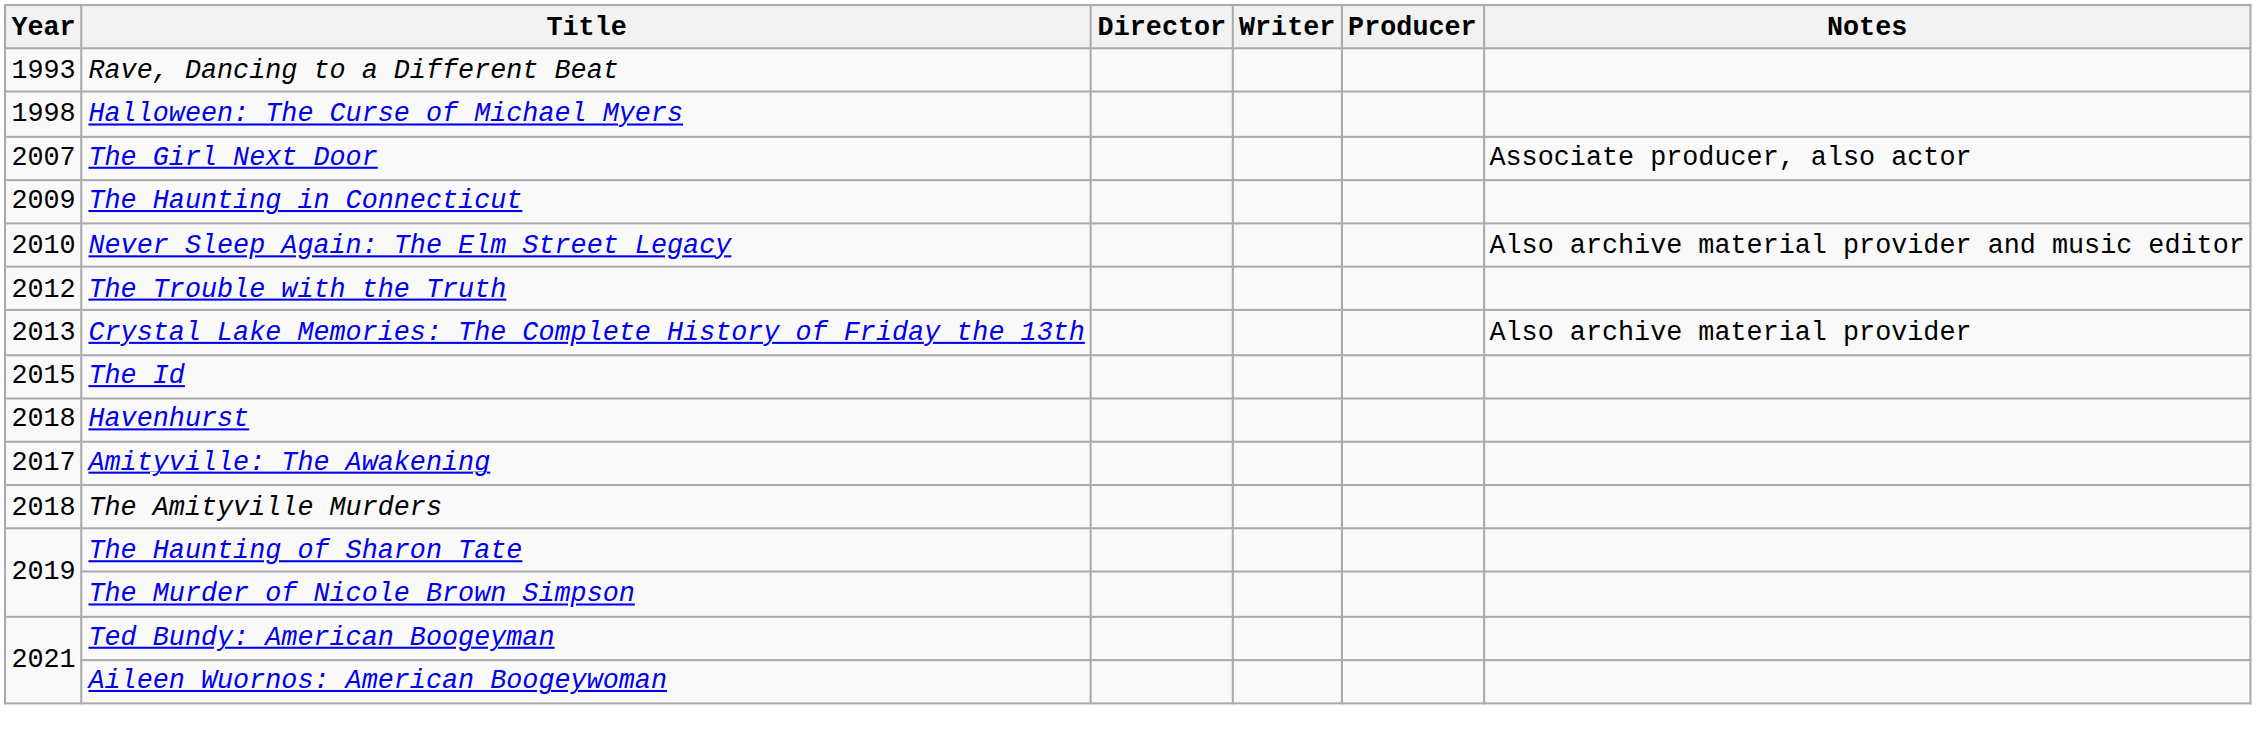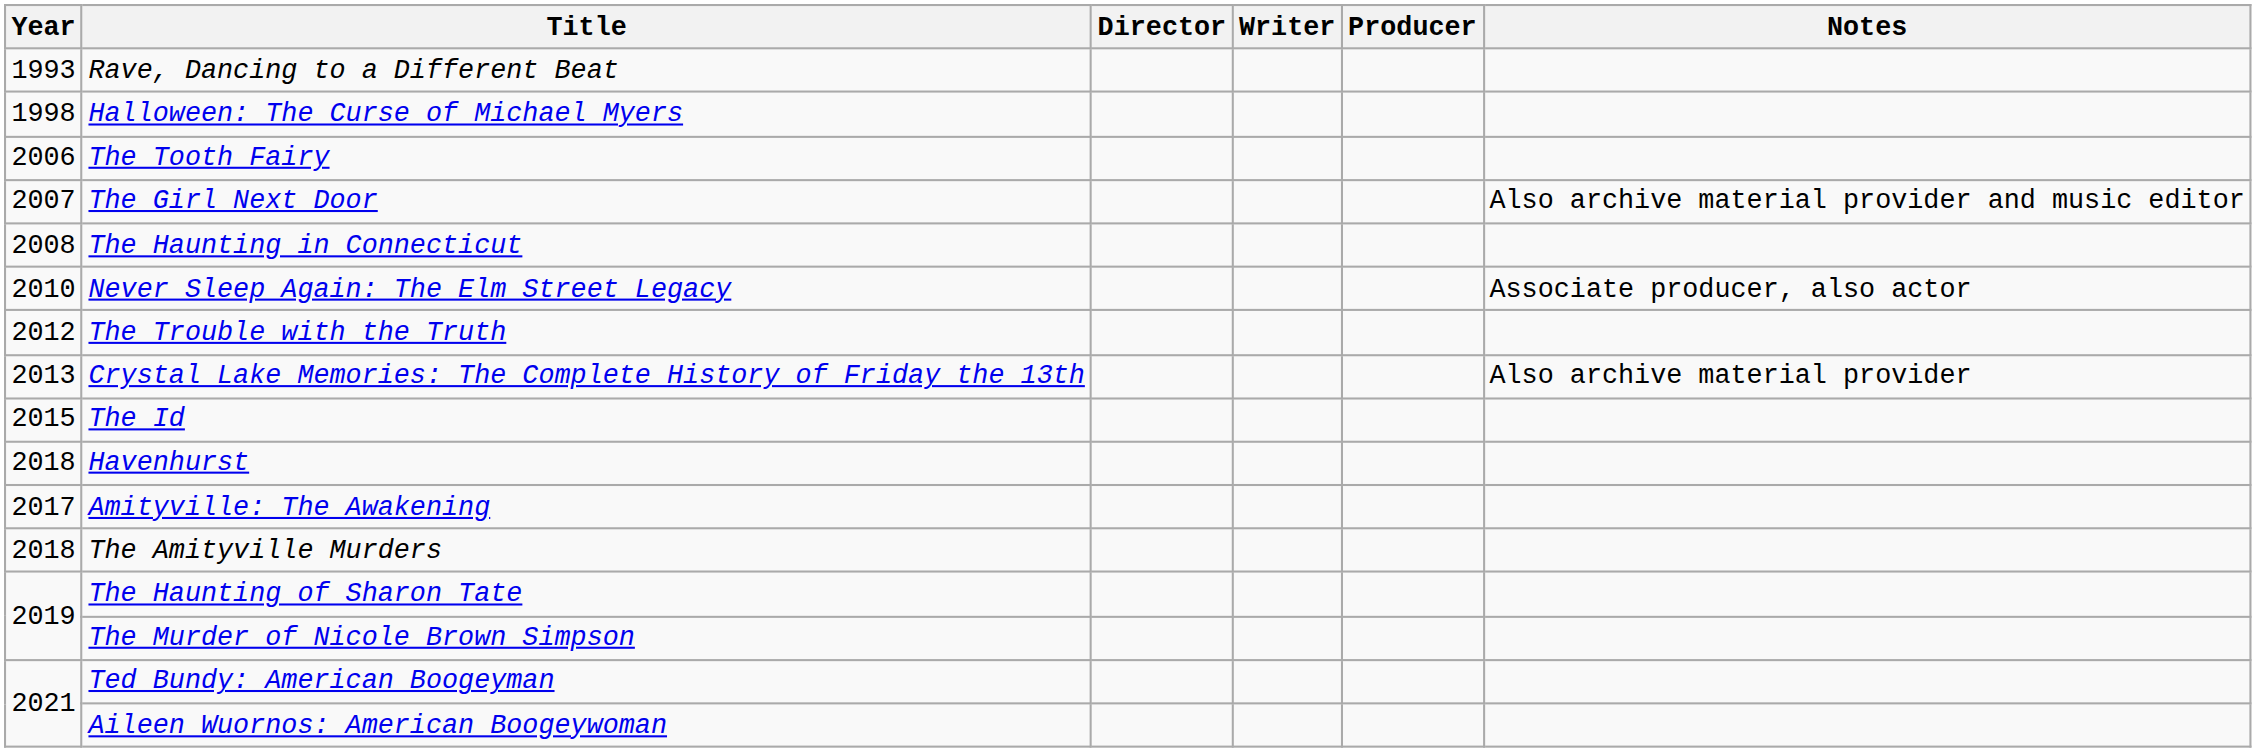+ row: (209, 158)
(1731, 158) Associate producer, also actor -> (1867, 201) Also archive material provider and music editor
(44, 201) 2009 -> (44, 245) 2008
(1867, 245) Also archive material provider and music editor -> (1731, 289) Associate producer, also actor
